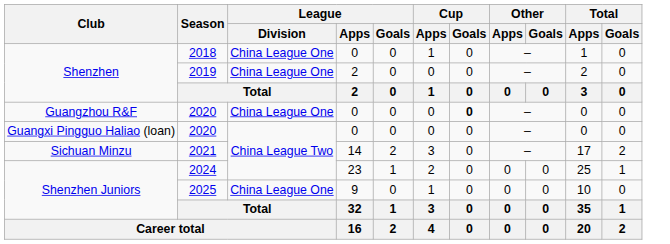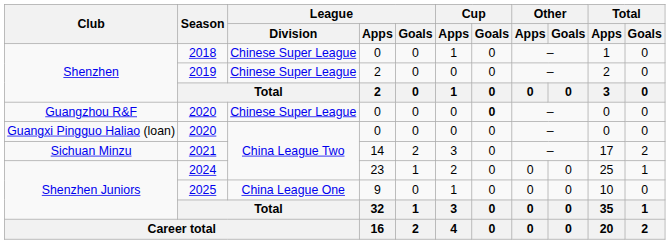(282, 53) China League One -> (293, 53) Chinese Super League
(282, 72) China League One -> (293, 72) Chinese Super League
(282, 111) China League One -> (293, 111) Chinese Super League
